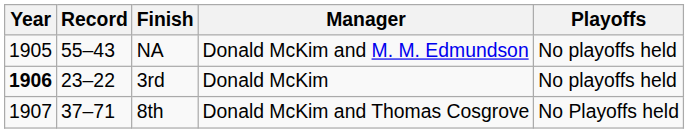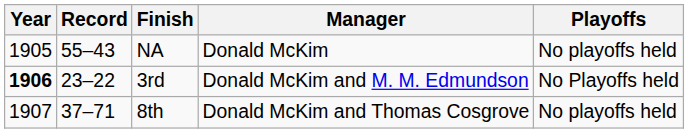(366, 50) Donald McKim and M. M. Edmundson -> (266, 50) Donald McKim
(266, 81) Donald McKim -> (366, 81) Donald McKim and M. M. Edmundson
(608, 81) No playoffs held -> (609, 81) No Playoffs held
(609, 111) No Playoffs held -> (608, 111) No playoffs held
